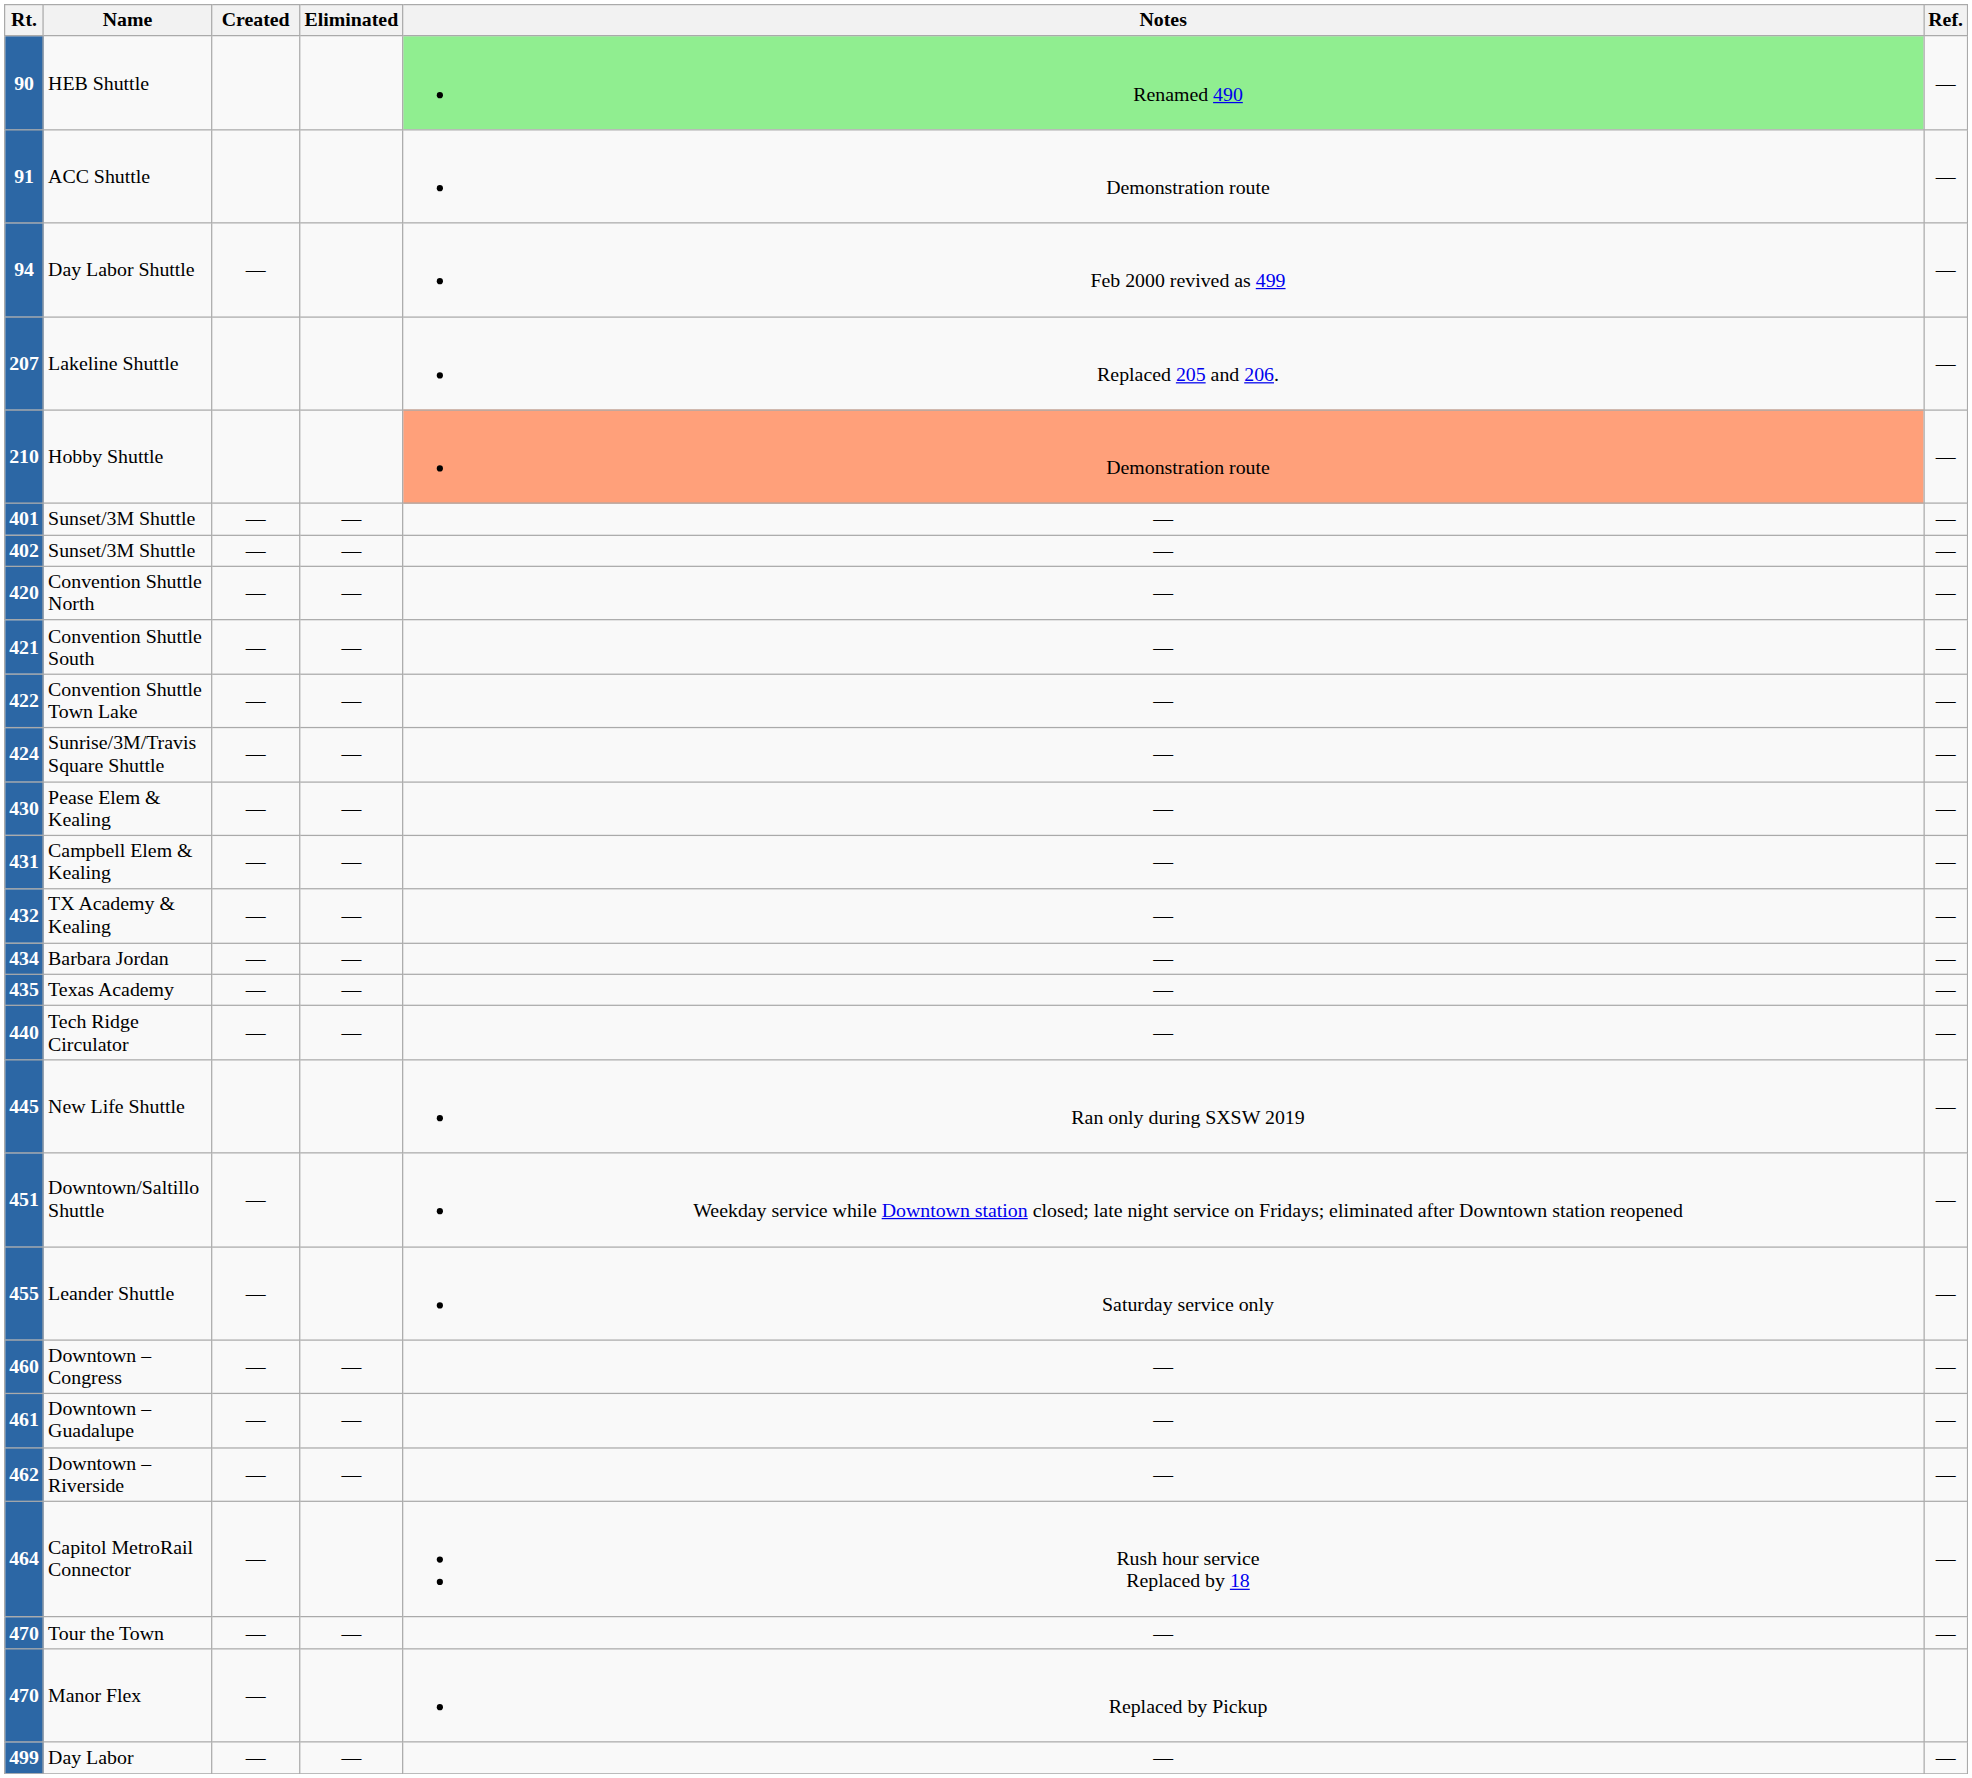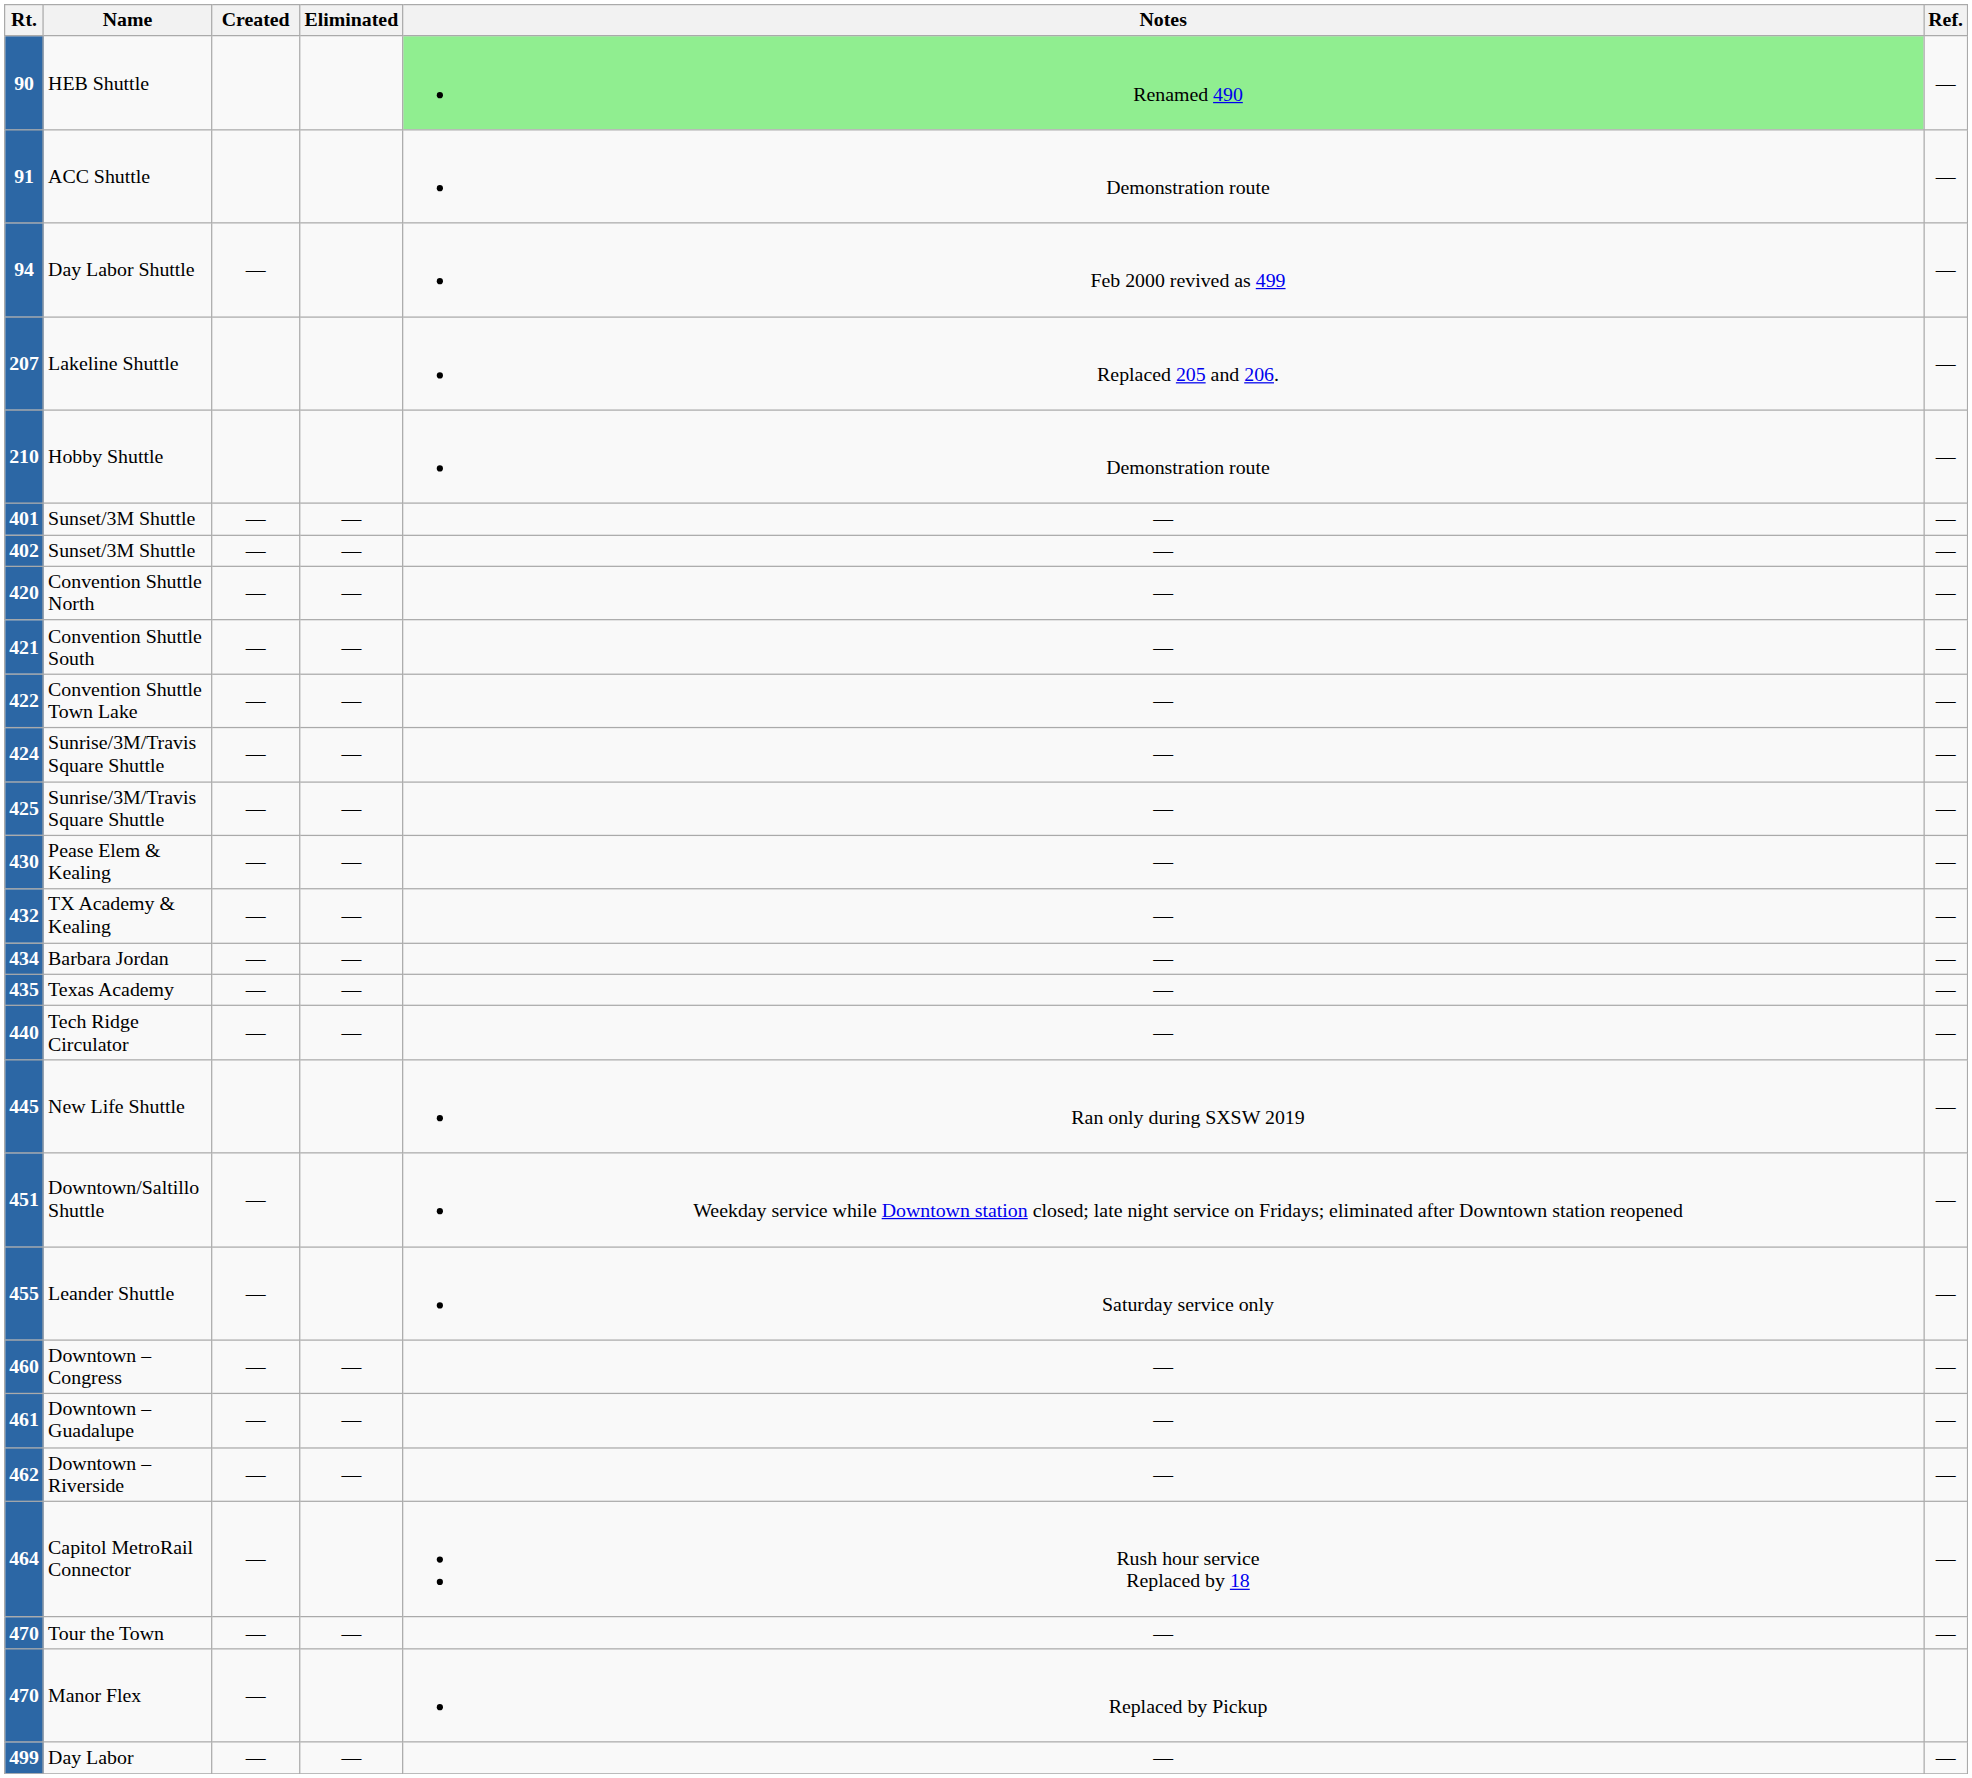(1163, 468) lightsalmon background -> (1163, 468) no background
+ row: (24, 808)
- row: (24, 862)
